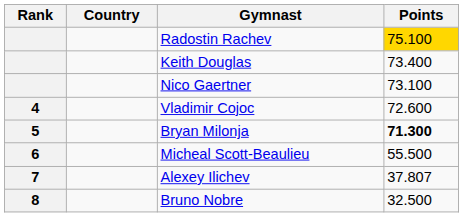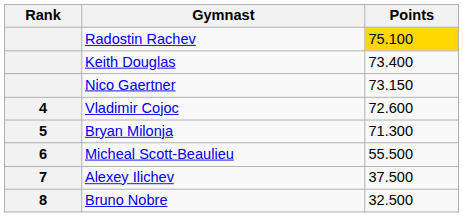- column: (112, 16)
(409, 85) 73.100 -> (391, 85) 73.150
(409, 131) bold -> (391, 131) normal
(409, 177) 37.807 -> (391, 177) 37.500
